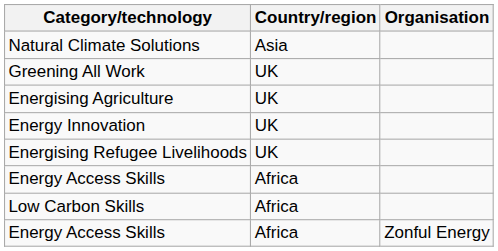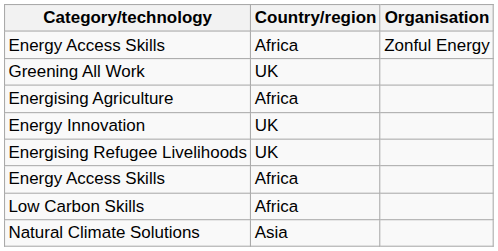rows swapped: (87, 233) <-> (104, 44)
(267, 98) UK -> (276, 98) Africa
